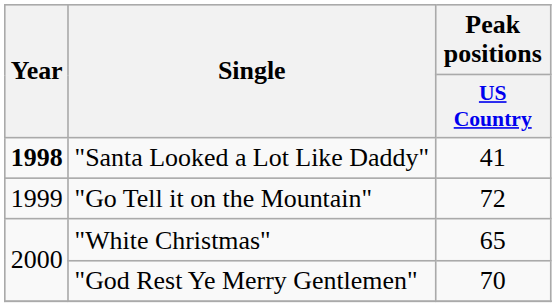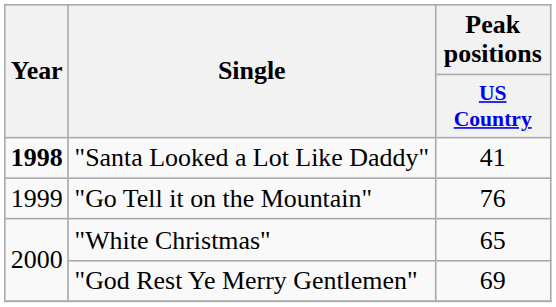(493, 198) 72 -> (493, 198) 76
(493, 280) 70 -> (493, 280) 69
